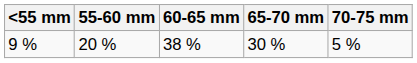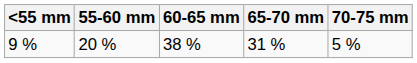(266, 44) 30 % -> (266, 44) 31 %
